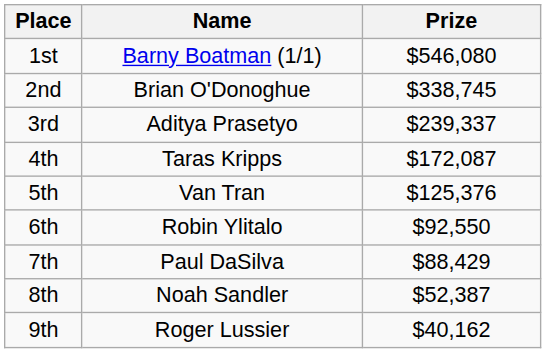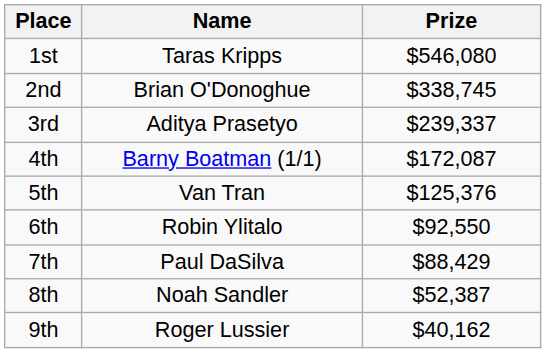(222, 55) Barny Boatman (1/1) -> (222, 55) Taras Kripps
(222, 158) Taras Kripps -> (222, 158) Barny Boatman (1/1)
